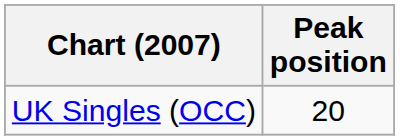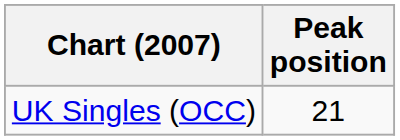(328, 109) 20 -> (328, 109) 21
